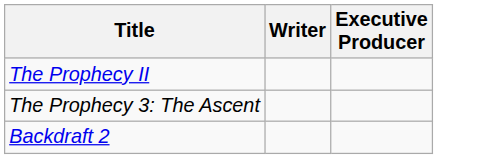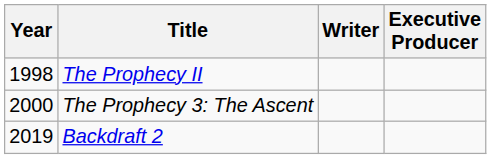+ column: (31, 31)
